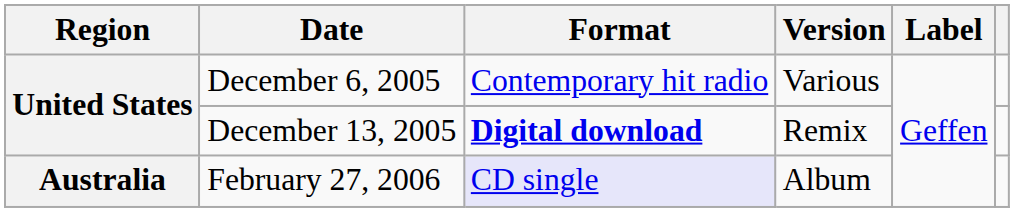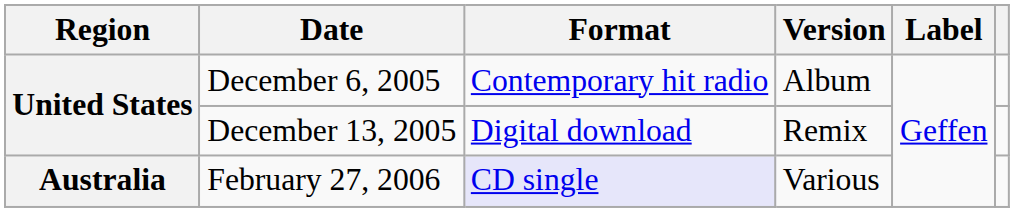(831, 79) Various -> (827, 79) Album
(587, 130) bold -> (581, 130) normal
(827, 180) Album -> (831, 180) Various
